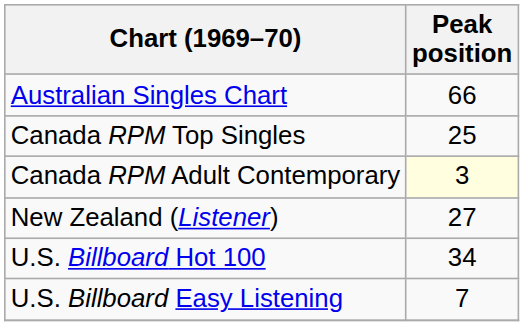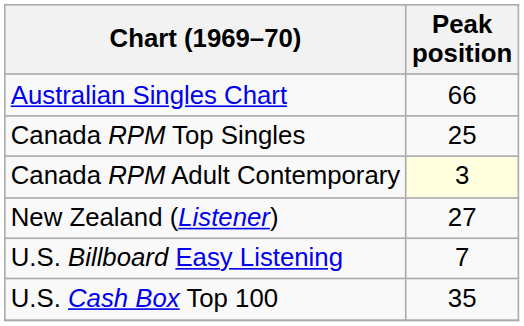- row: (138, 258)
+ row: (144, 299)
